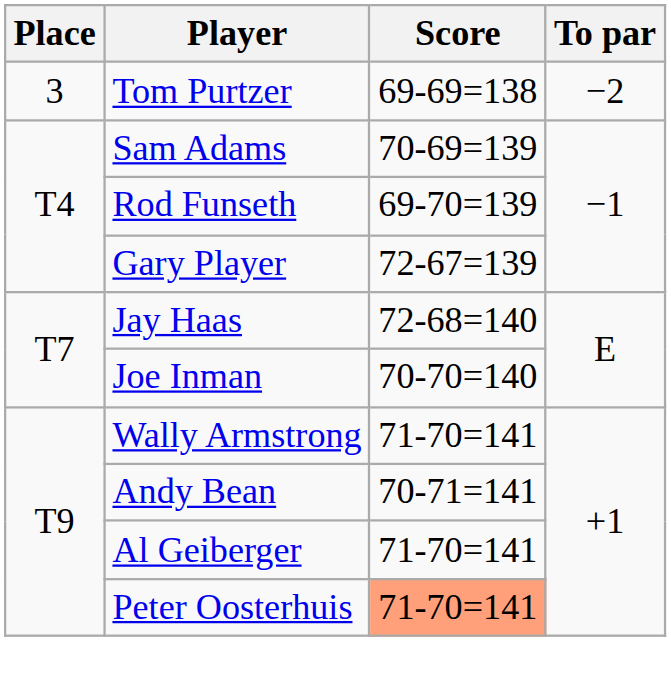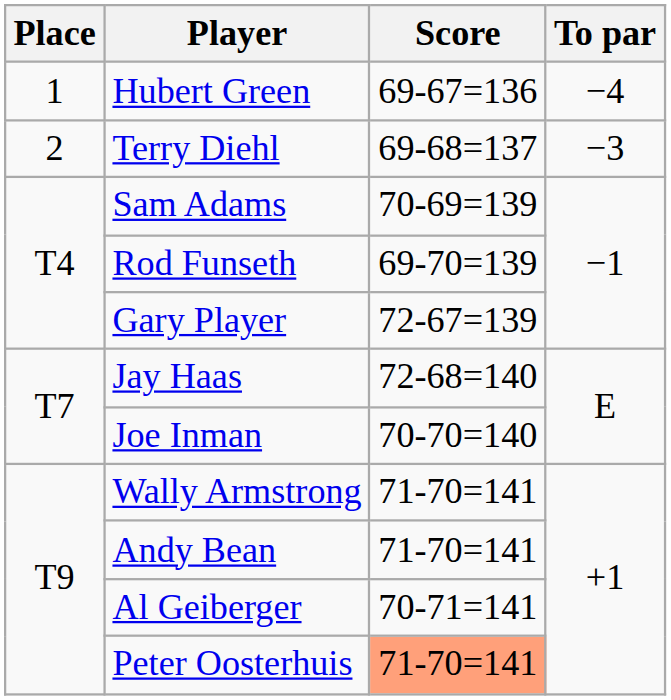+ row: (211, 90)
+ row: (196, 147)
- row: (202, 90)
(458, 491) 70-71=141 -> (458, 549) 71-70=141
(458, 549) 71-70=141 -> (458, 606) 70-71=141
